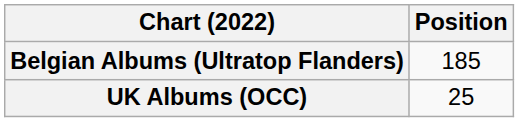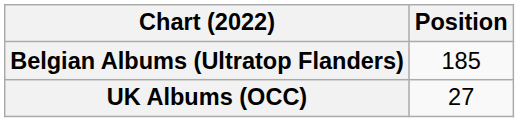(461, 97) 25 -> (461, 97) 27
